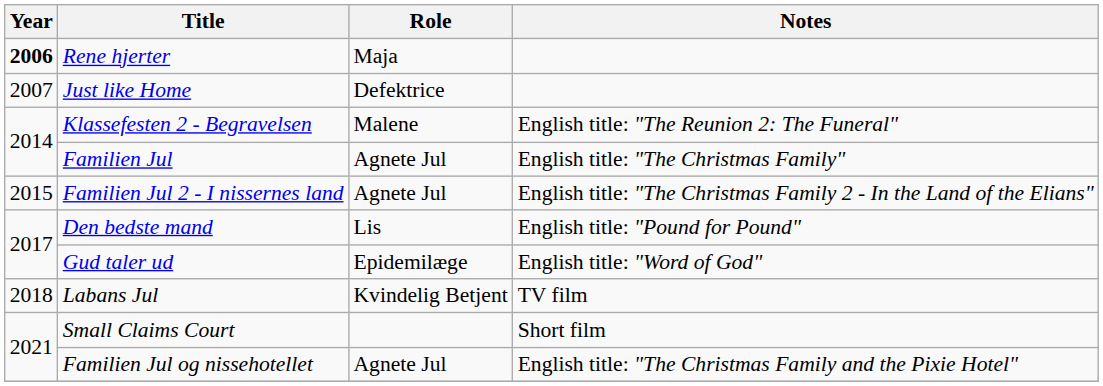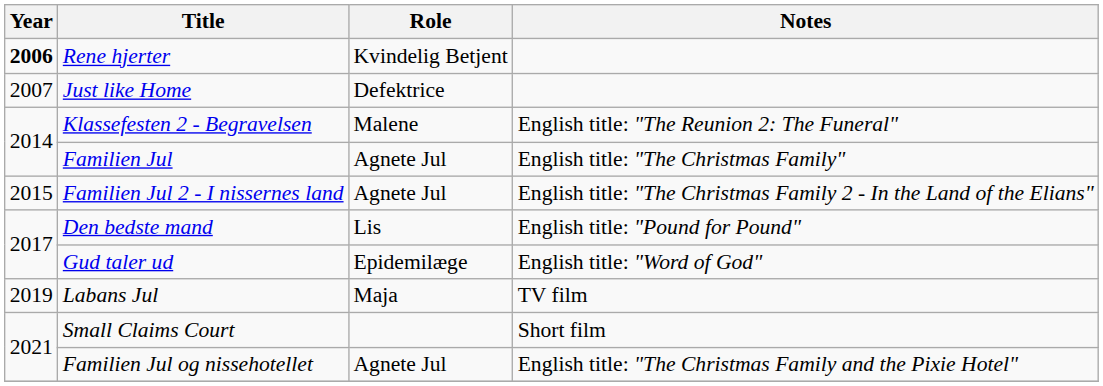(376, 55) Maja -> (431, 55) Kvindelig Betjent
(31, 295) 2018 -> (31, 295) 2019
(431, 295) Kvindelig Betjent -> (376, 295) Maja
